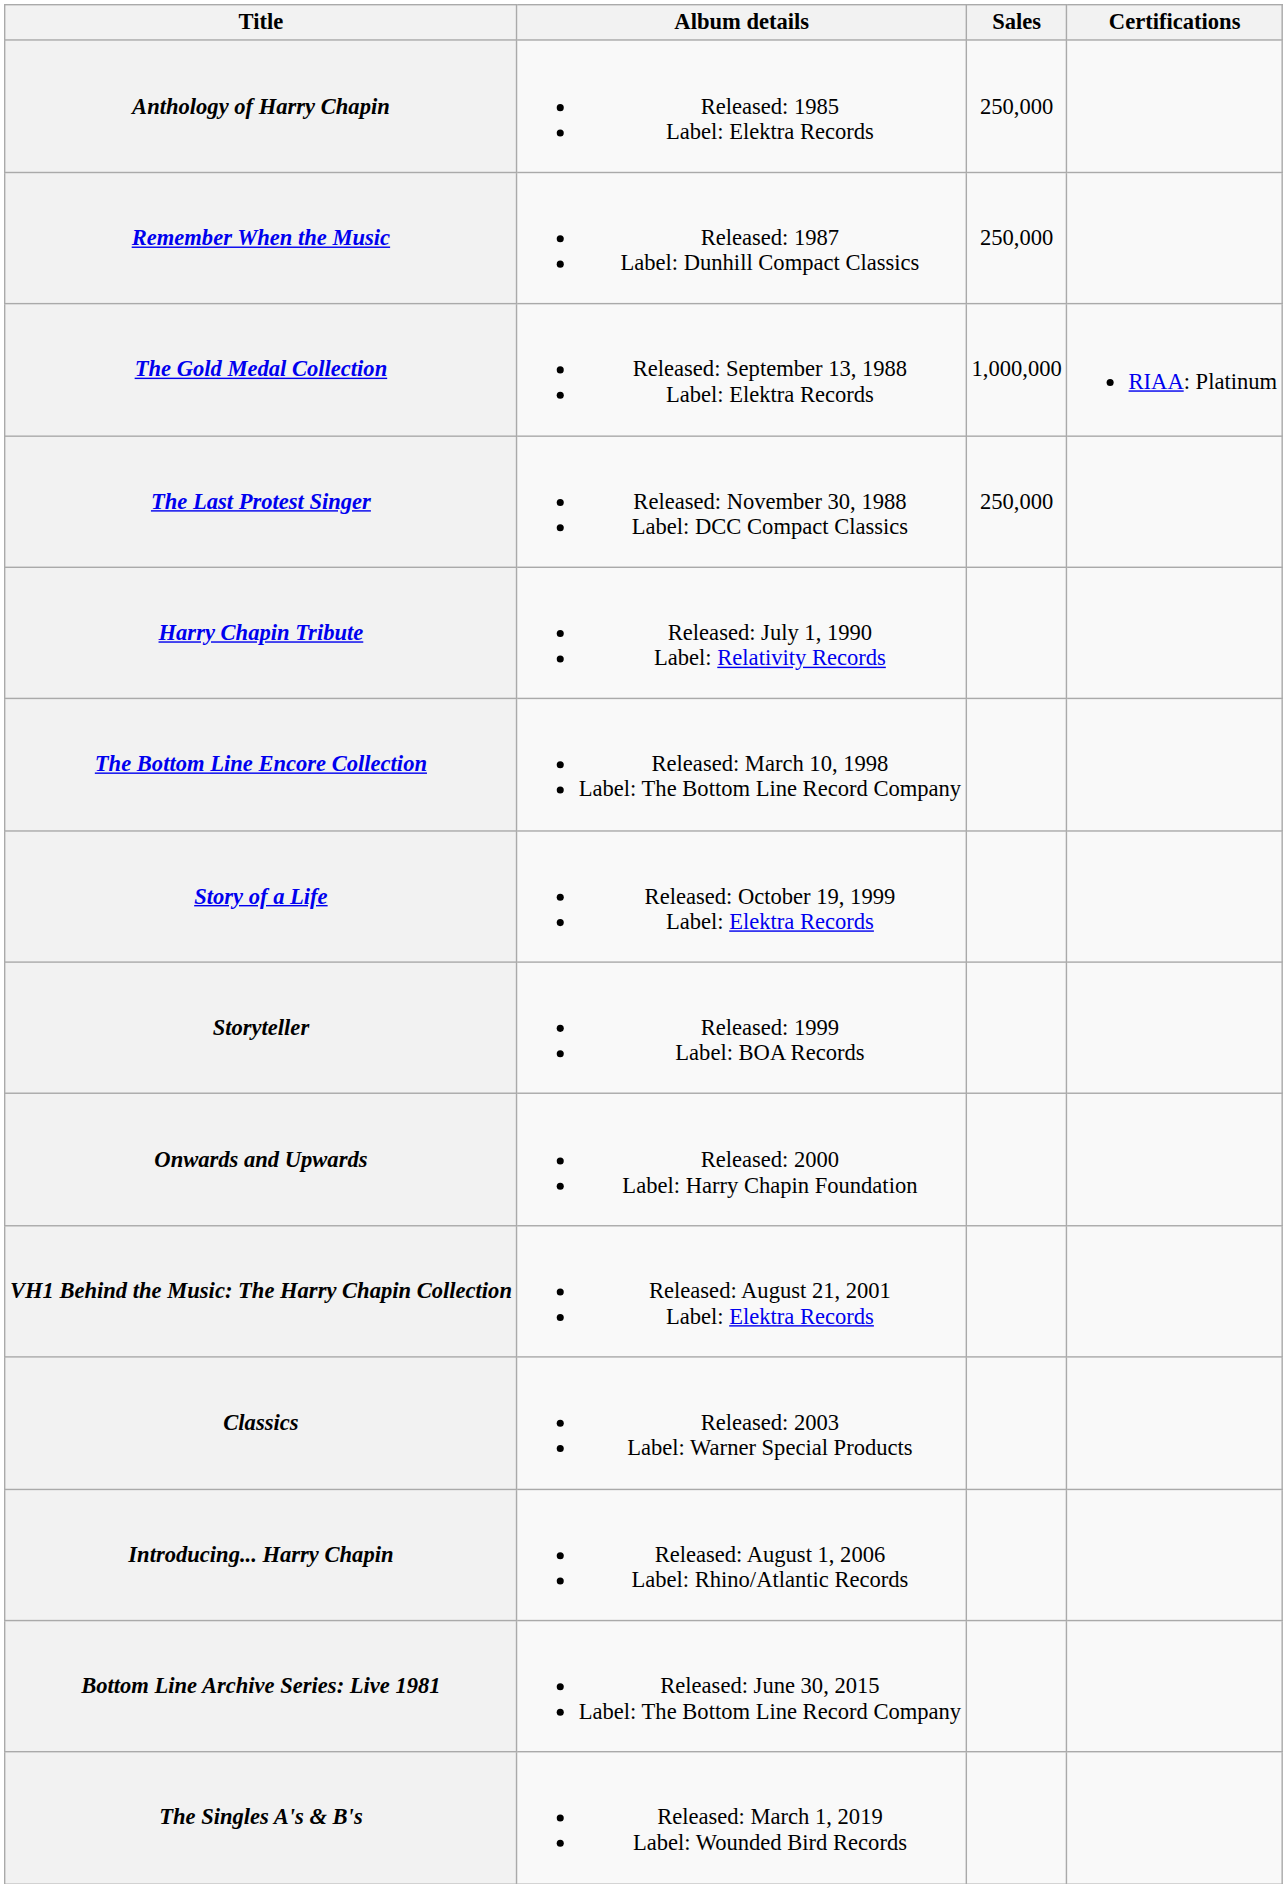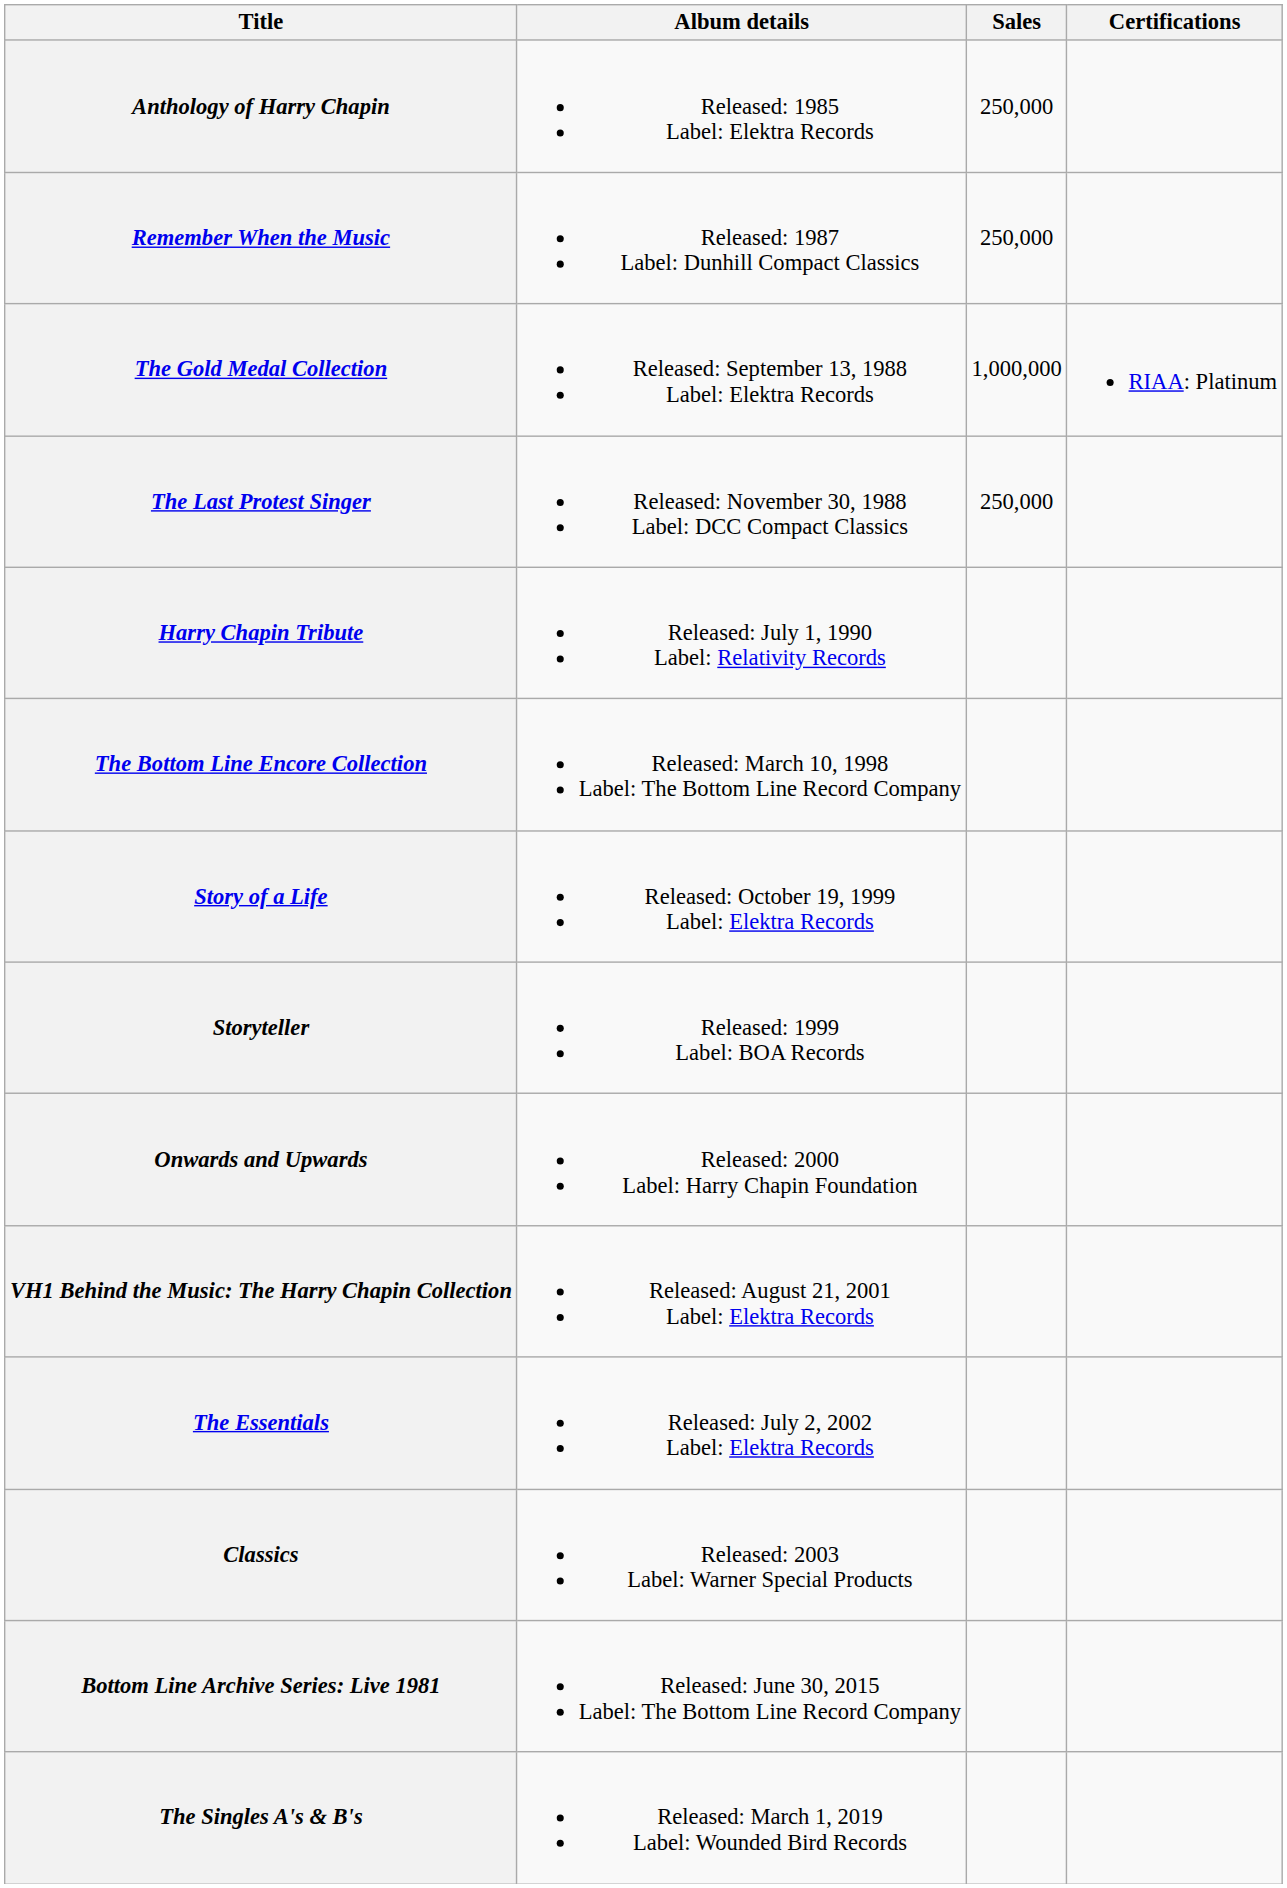+ row: (261, 1422)
- row: (261, 1554)
